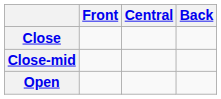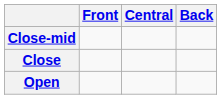rows swapped: (42, 37) <-> (42, 60)
